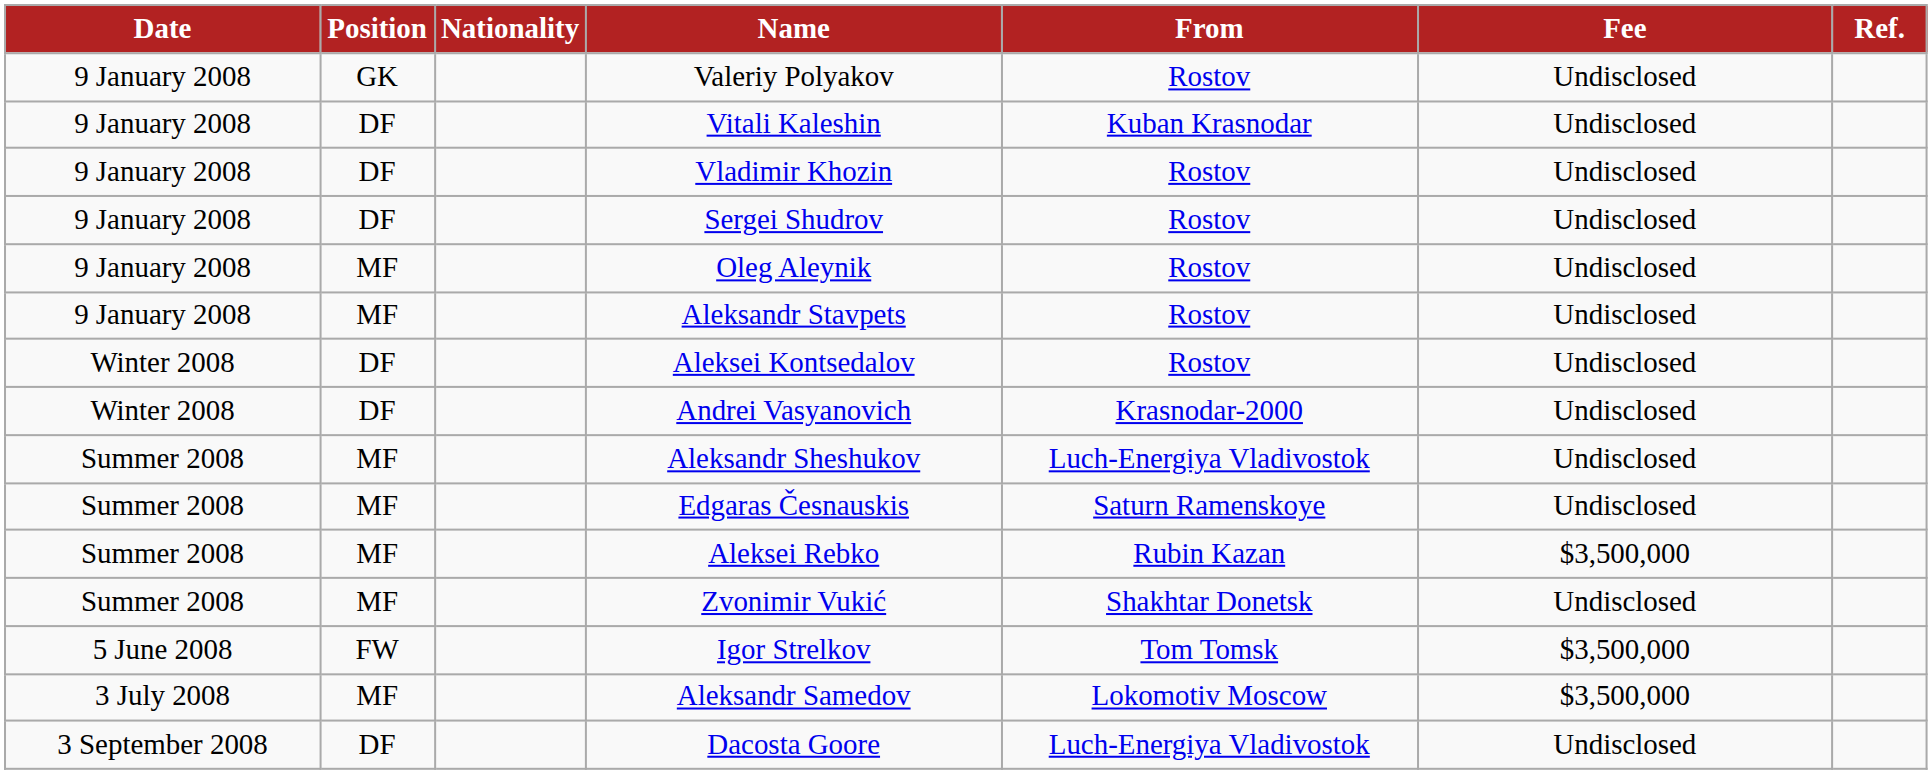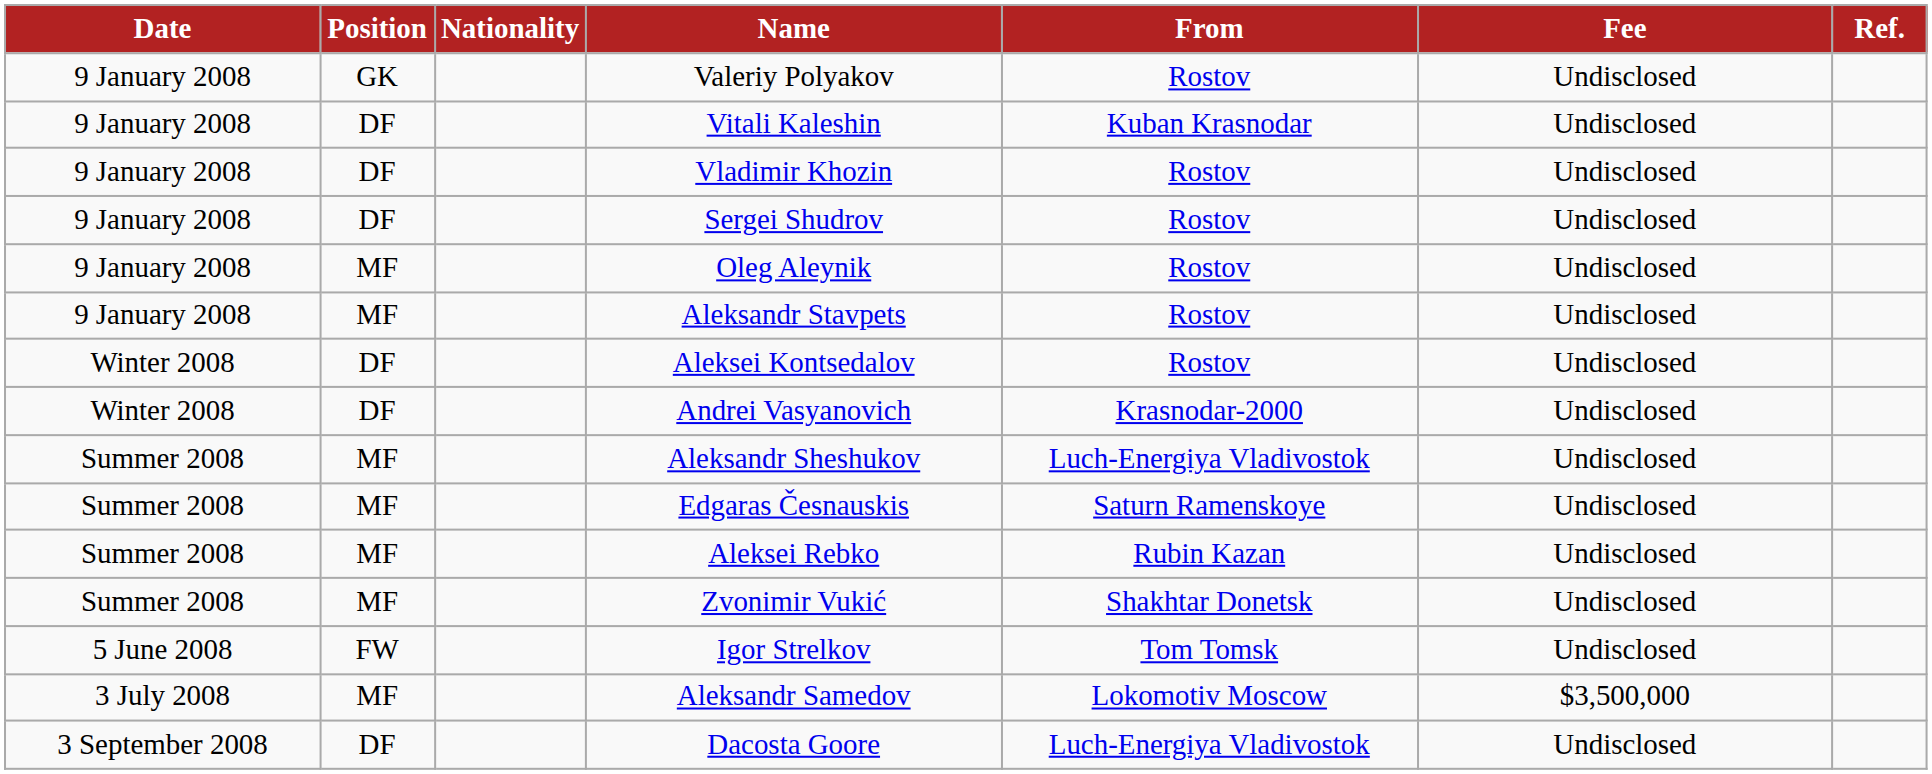(1625, 553) $3,500,000 -> (1625, 553) Undisclosed
(1625, 649) $3,500,000 -> (1625, 649) Undisclosed
